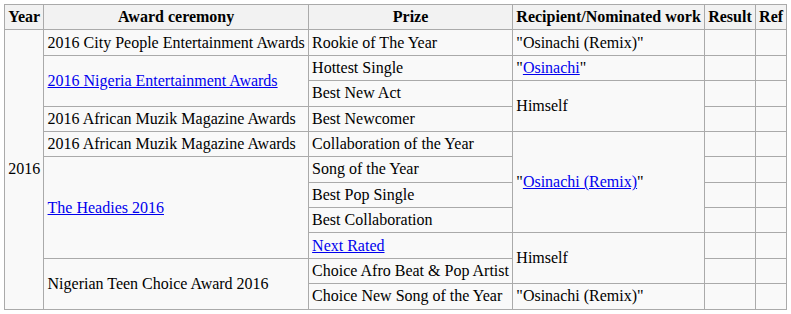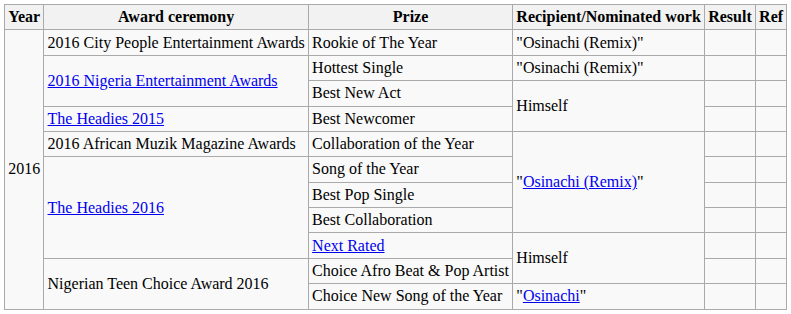(551, 67) "Osinachi" -> (580, 67) "Osinachi (Remix)"
(172, 118) 2016 African Muzik Magazine Awards -> (106, 118) The Headies 2015
(580, 296) "Osinachi (Remix)" -> (551, 296) "Osinachi"
